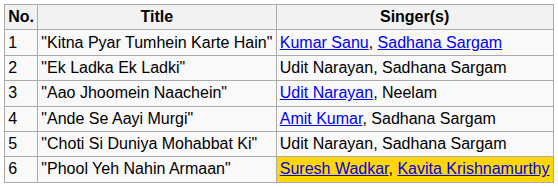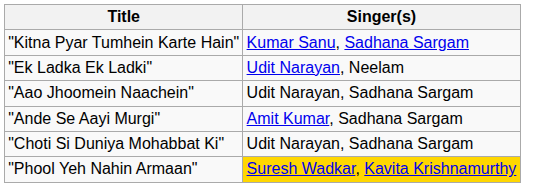- column: (21, 17)
(393, 67) Udit Narayan, Sadhana Sargam -> (325, 67) Udit Narayan, Neelam
(358, 93) Udit Narayan, Neelam -> (360, 93) Udit Narayan, Sadhana Sargam
